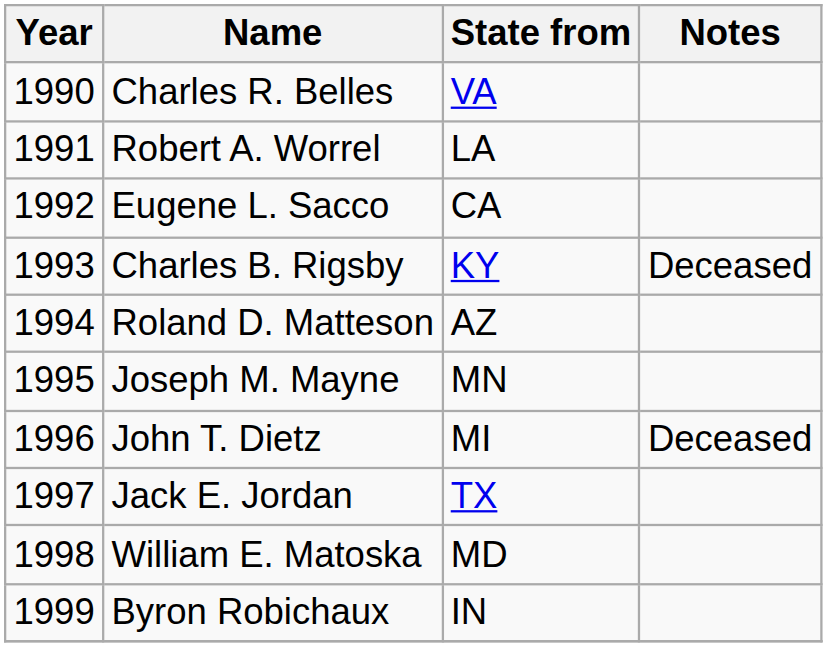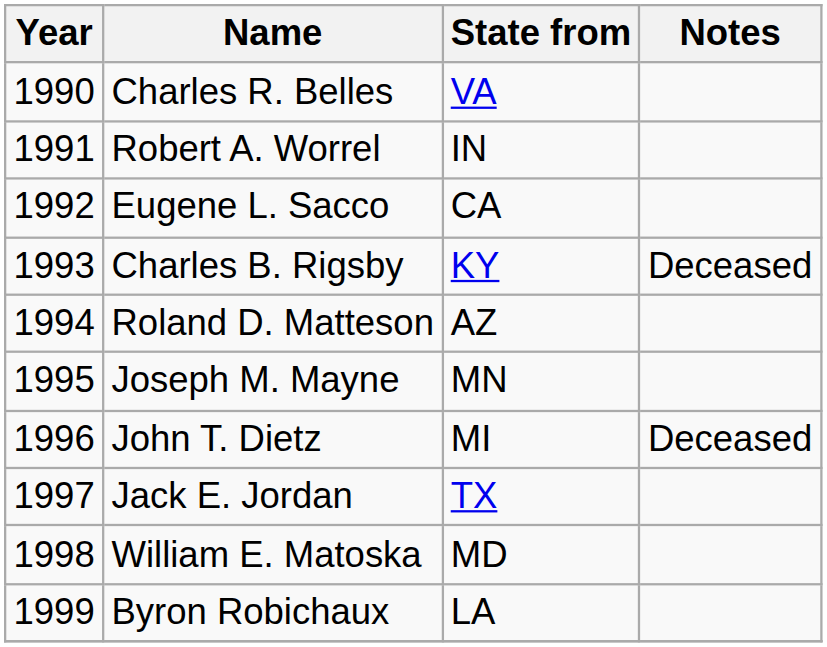(473, 149) LA -> (469, 149) IN
(469, 611) IN -> (473, 611) LA
